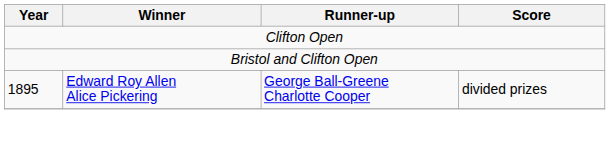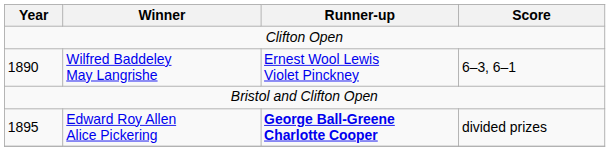+ row: (23, 67)
(326, 89) normal -> (329, 127) bold
